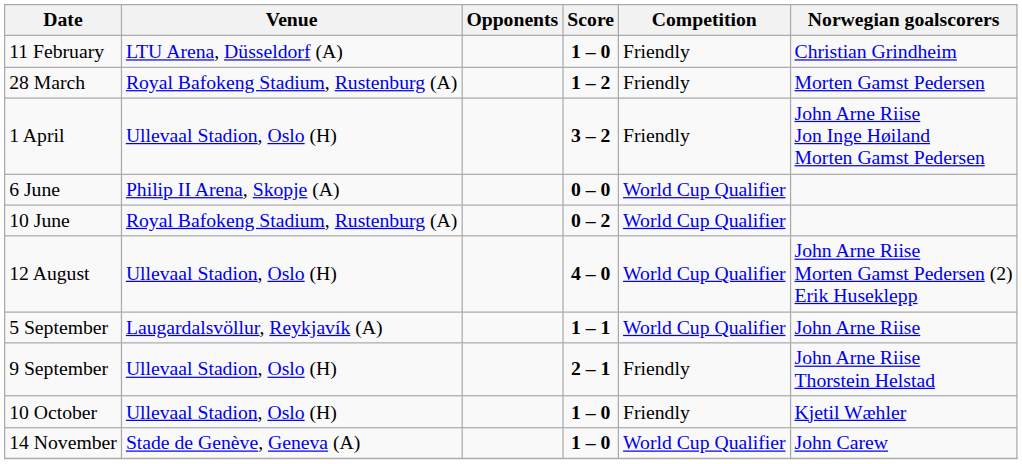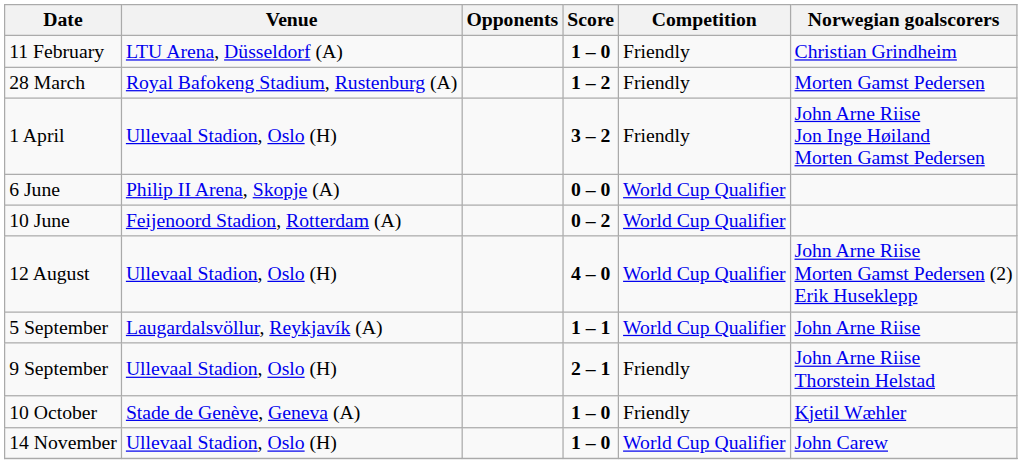(292, 220) Royal Bafokeng Stadium, Rustenburg (A) -> (264, 220) Feijenoord Stadion, Rotterdam (A)
(231, 411) Ullevaal Stadion, Oslo (H) -> (243, 411) Stade de Genève, Geneva (A)
(243, 442) Stade de Genève, Geneva (A) -> (231, 442) Ullevaal Stadion, Oslo (H)
